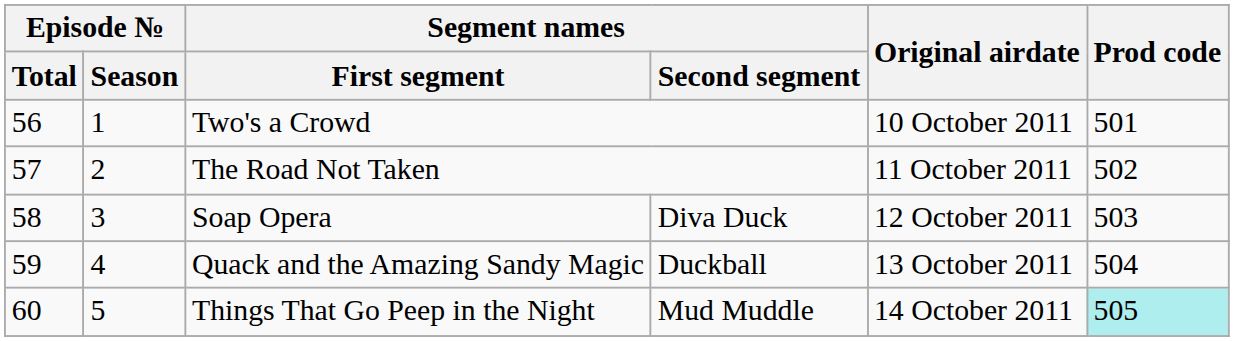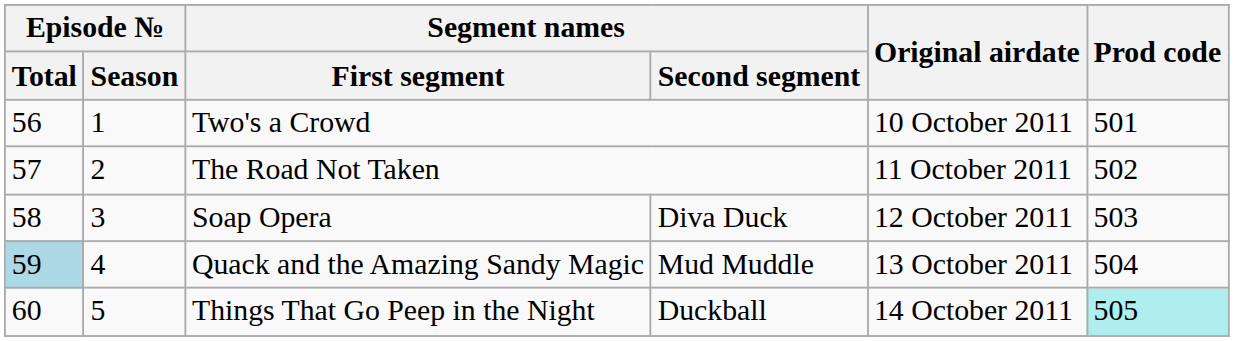(27, 264) no background -> (27, 264) lightblue background
(712, 264) Duckball -> (736, 264) Mud Muddle
(736, 311) Mud Muddle -> (712, 311) Duckball
